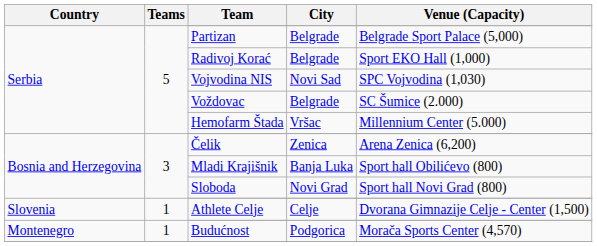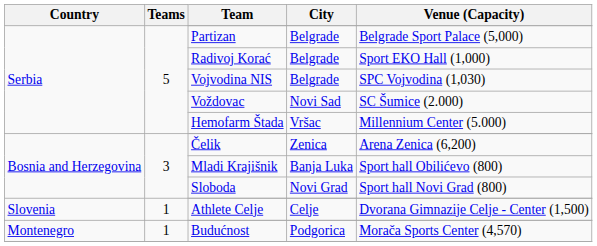(315, 79) Novi Sad -> (314, 79) Belgrade
(314, 101) Belgrade -> (315, 101) Novi Sad
